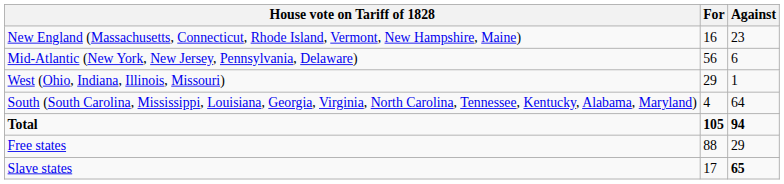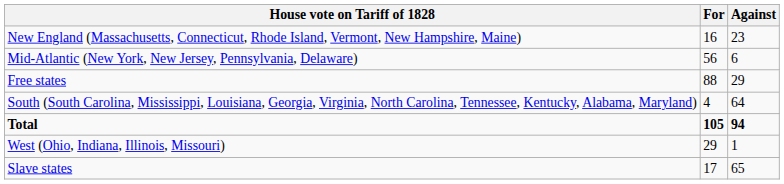rows swapped: (116, 80) <-> (37, 146)
(738, 168) bold -> (738, 168) normal
